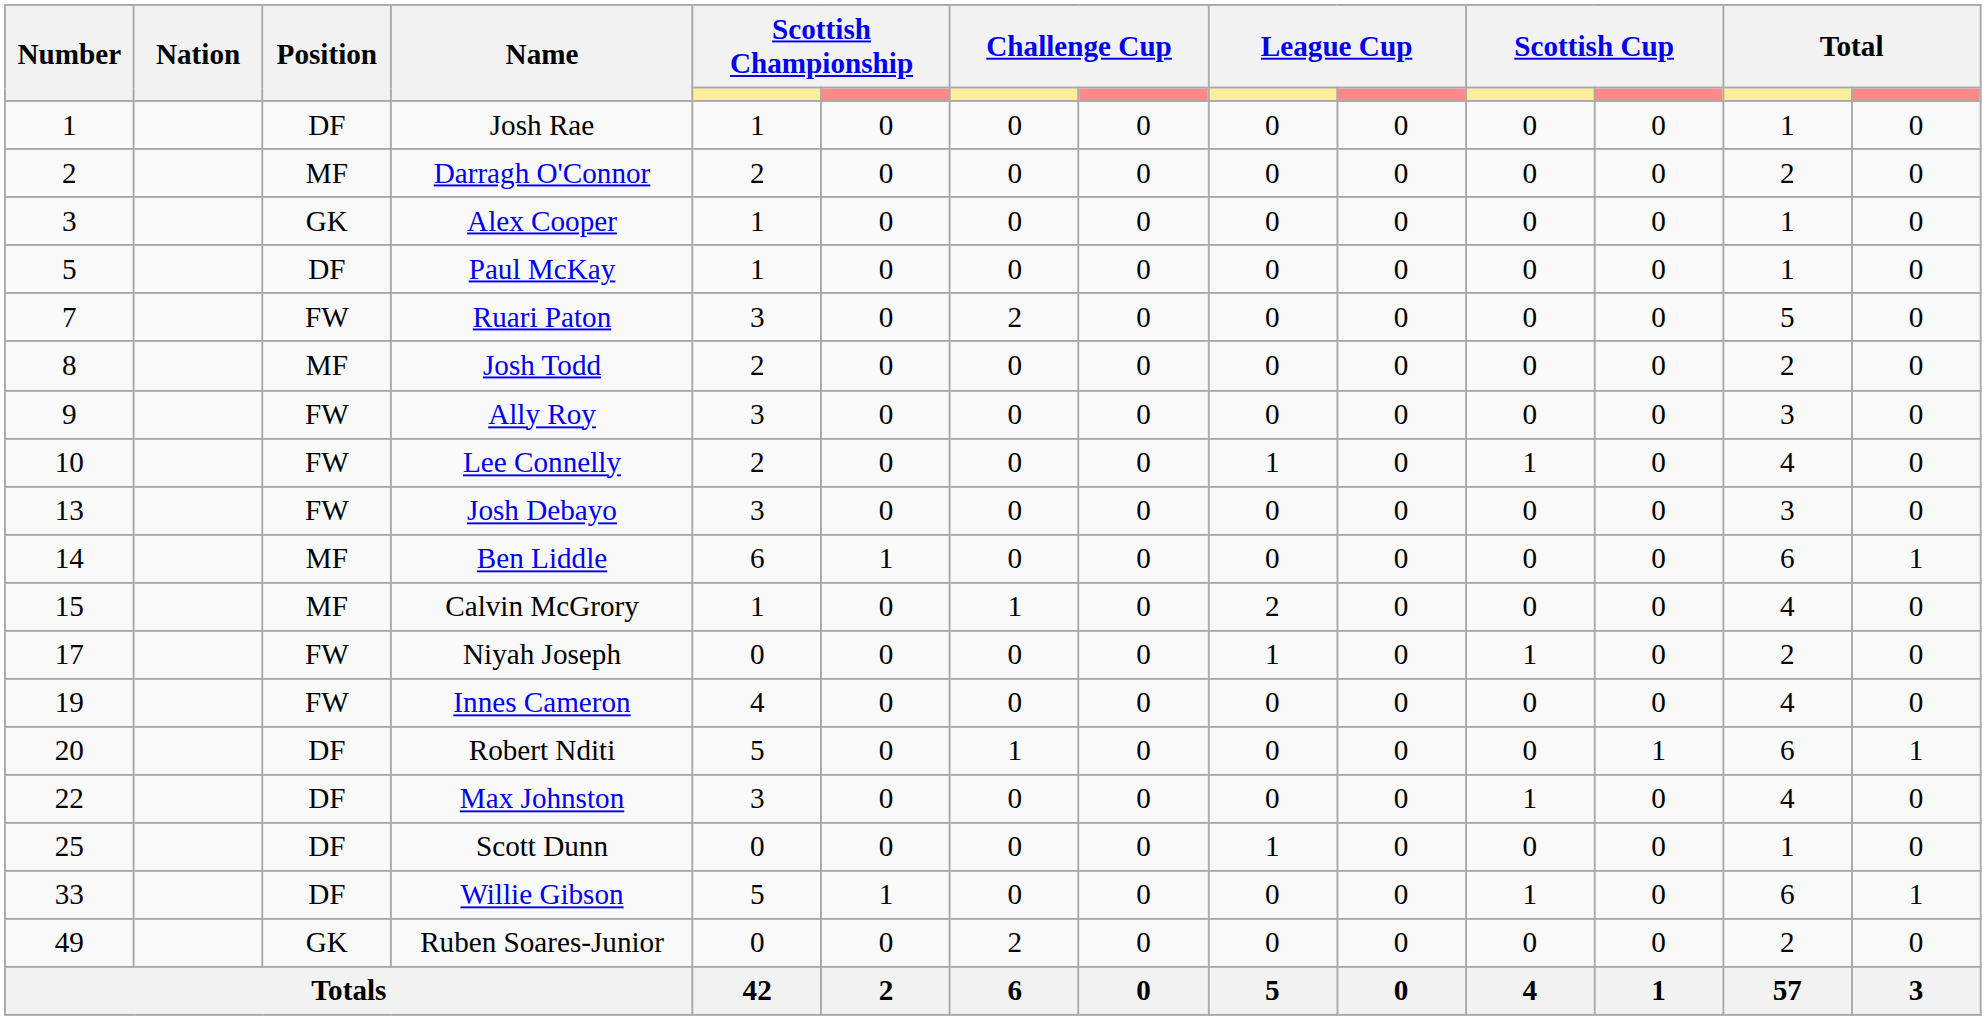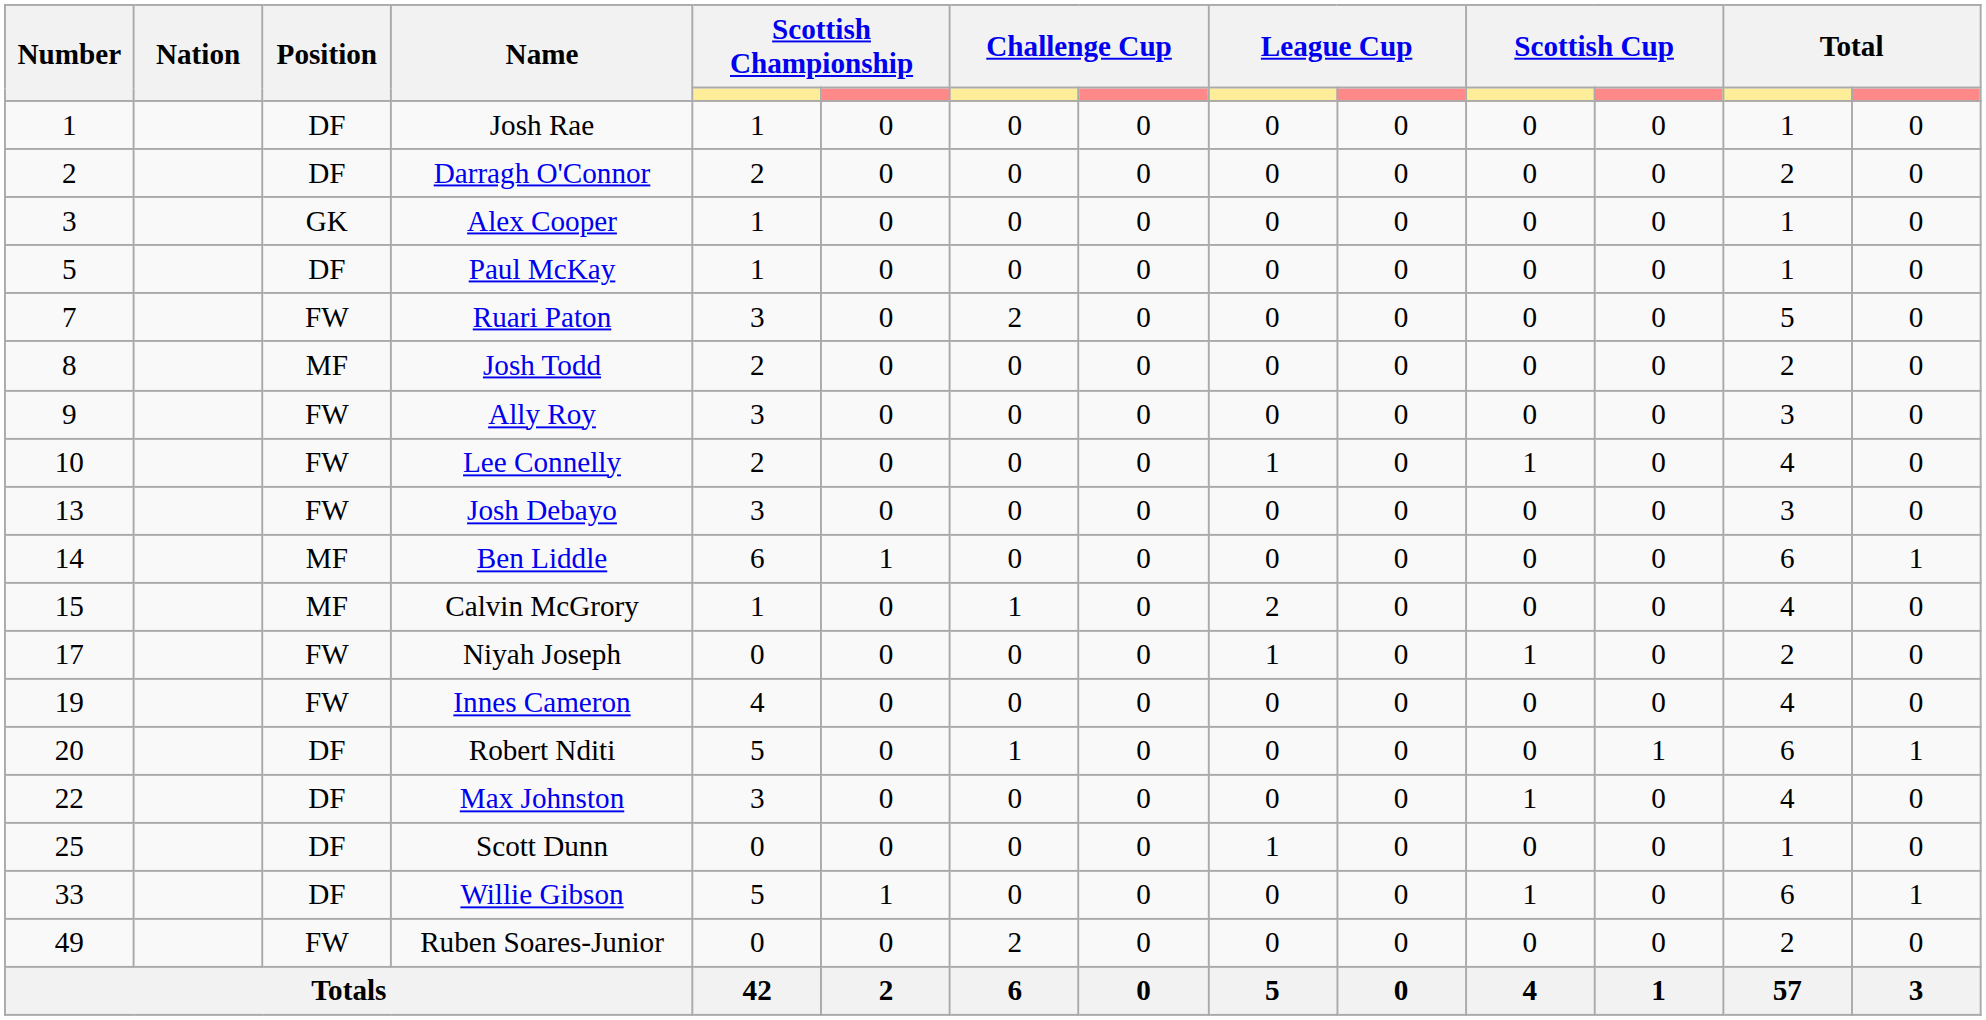(327, 173) MF -> (327, 173) DF
(327, 943) GK -> (327, 943) FW
